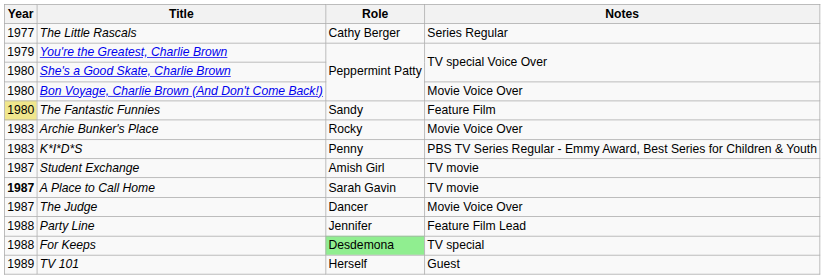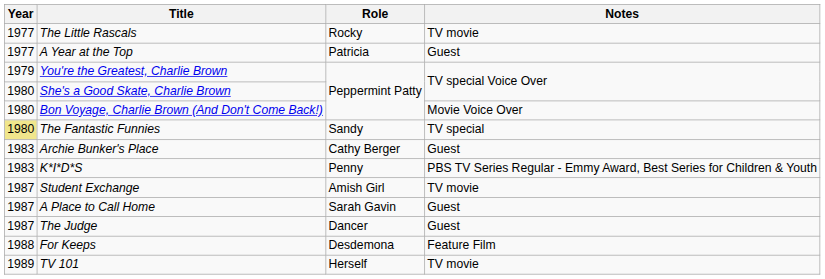(364, 33) Cathy Berger -> (345, 33) Rocky
(468, 33) Series Regular -> (453, 33) TV movie
+ row: (86, 52)
(461, 110) Feature Film -> (456, 129) TV special
(345, 129) Rocky -> (364, 149) Cathy Berger
(475, 129) Movie Voice Over -> (444, 149) Guest
(21, 187) bold -> (21, 206) normal
(453, 187) TV movie -> (444, 206) Guest
(475, 206) Movie Voice Over -> (444, 226) Guest
- row: (67, 226)
(361, 245) lightgreen background -> (361, 245) no background
(456, 245) TV special -> (461, 245) Feature Film
(444, 264) Guest -> (453, 264) TV movie
